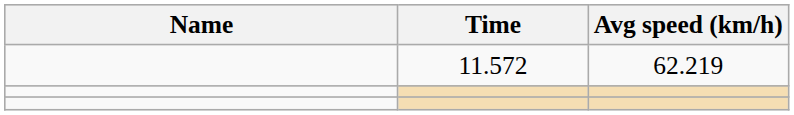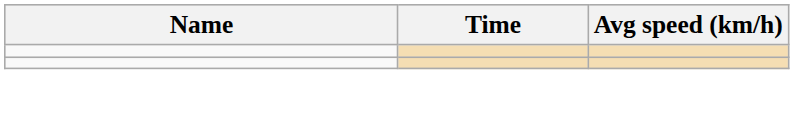- row: (493, 65)
